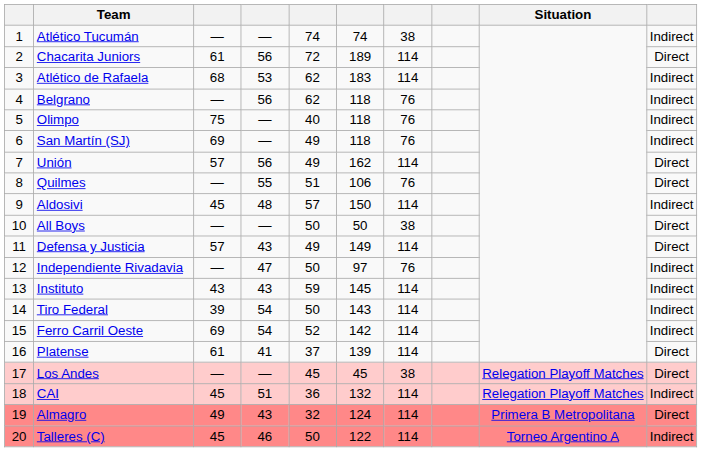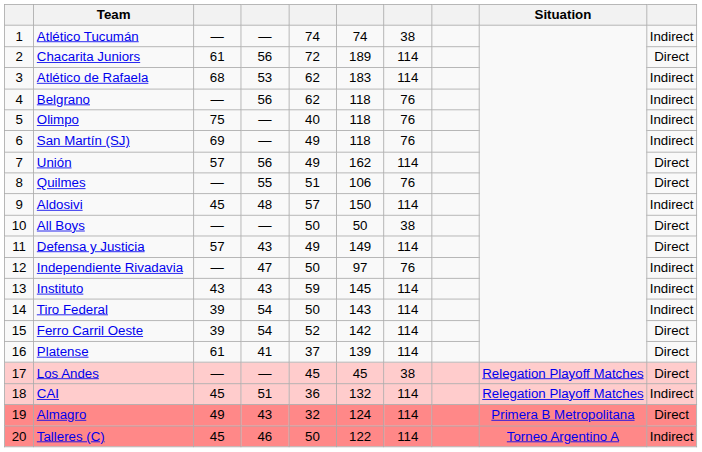(217, 330) 69 -> (217, 330) 39
(672, 330) Indirect -> (672, 330) Direct
